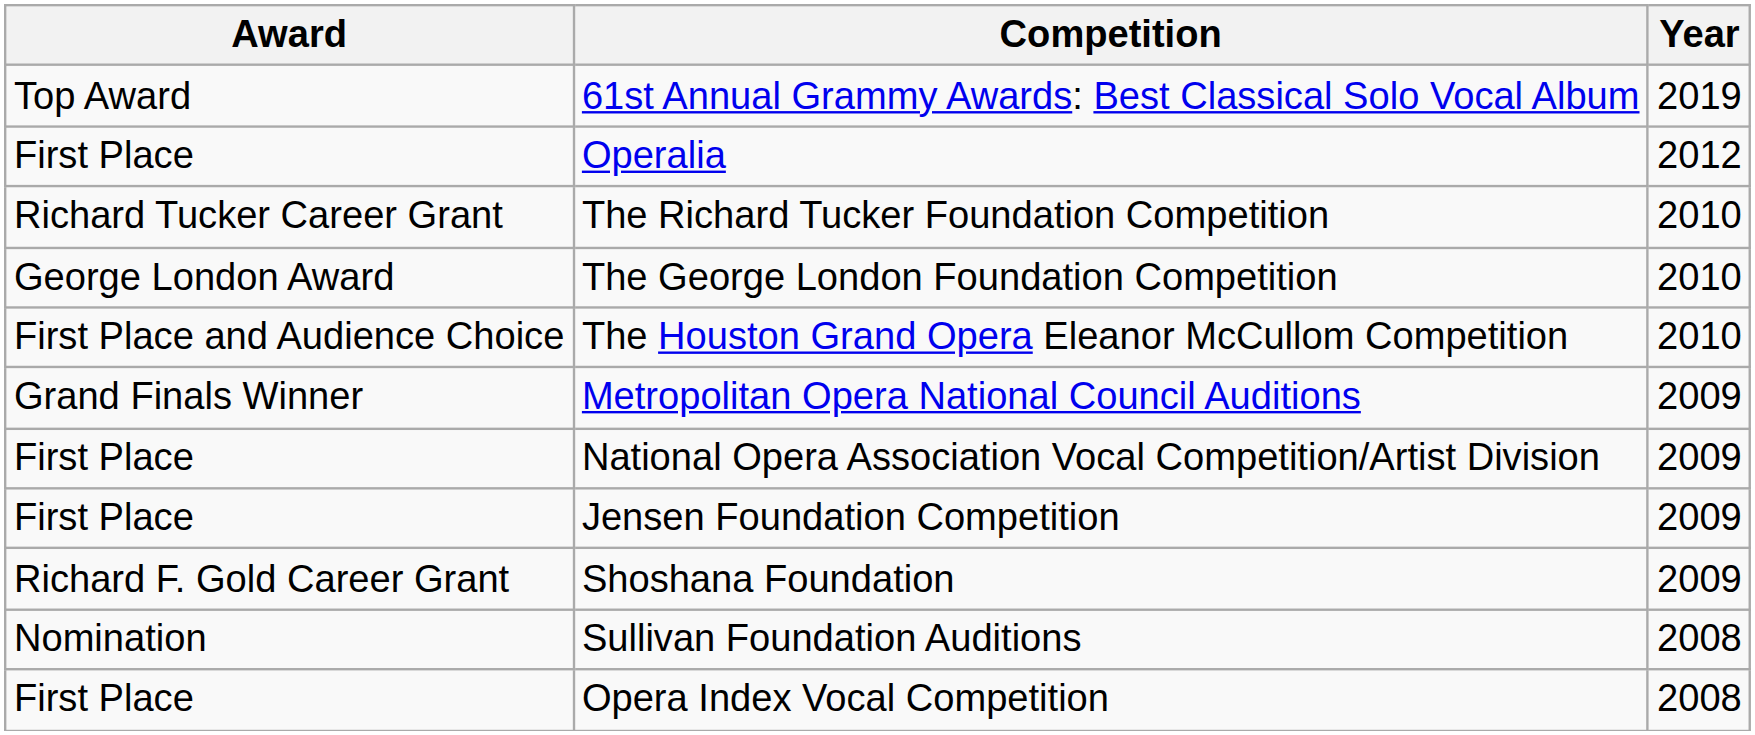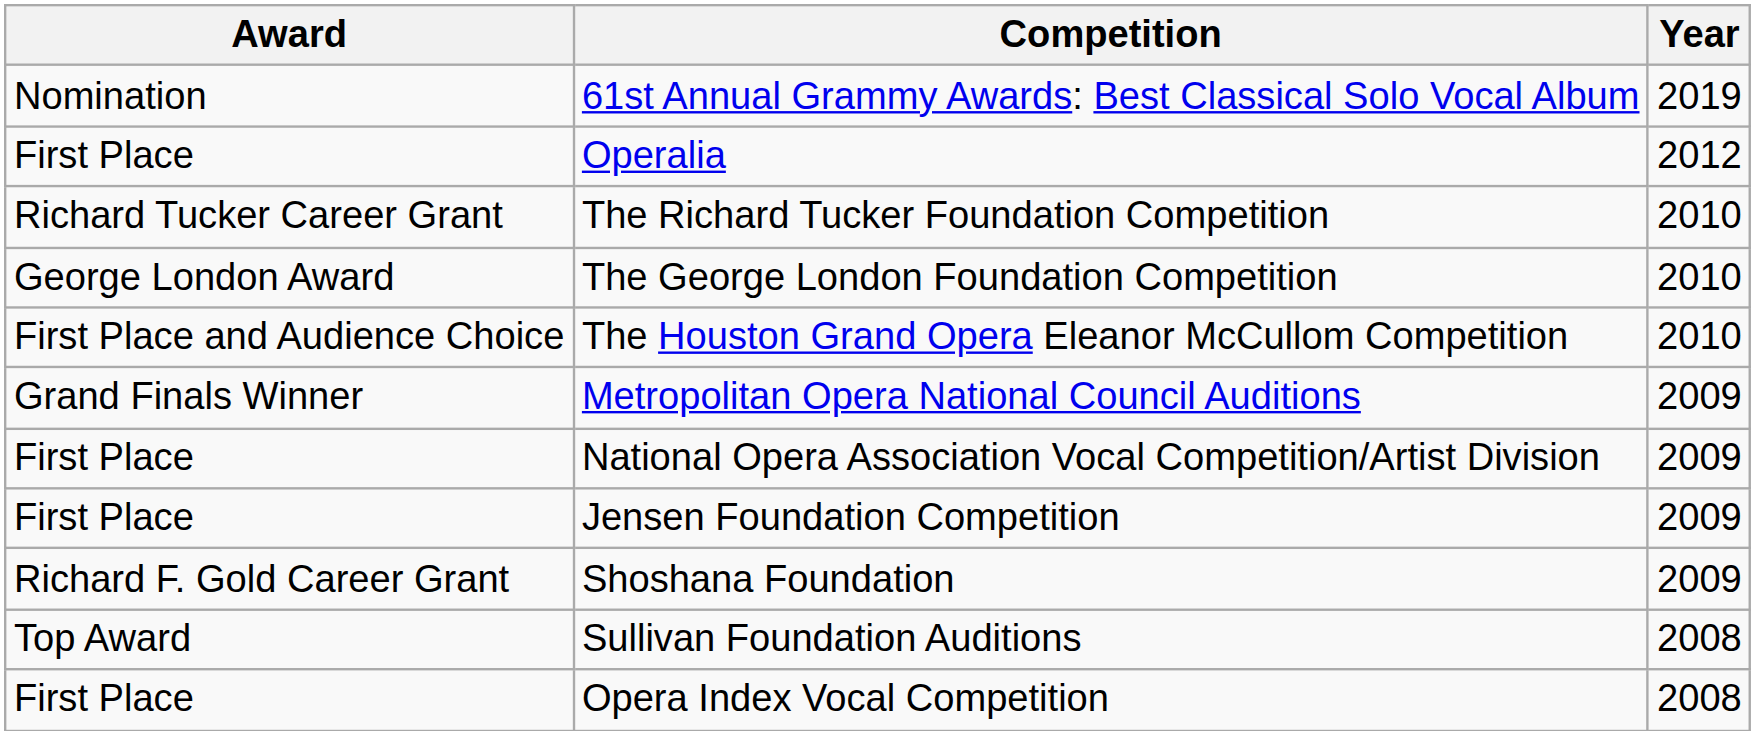(103, 95) Top Award -> (110, 95) Nomination
(110, 638) Nomination -> (103, 638) Top Award
